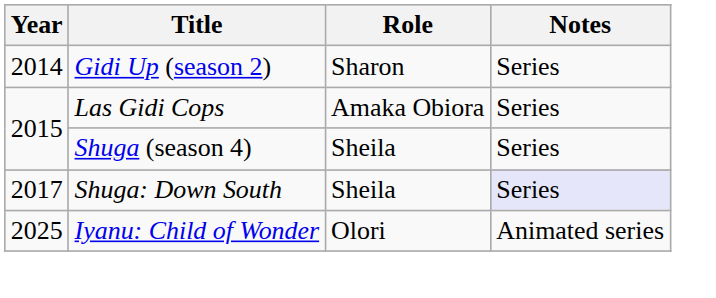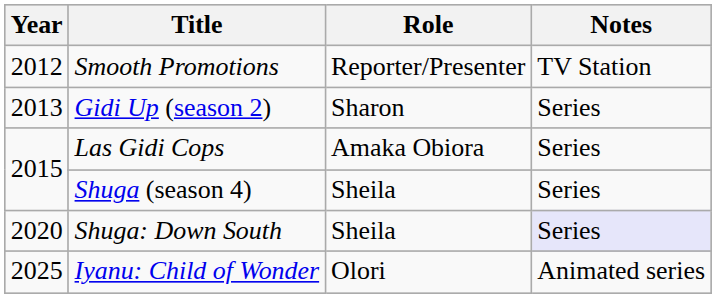+ row: (177, 66)
(37, 66) 2014 -> (37, 107) 2013
(37, 189) 2017 -> (37, 230) 2020
